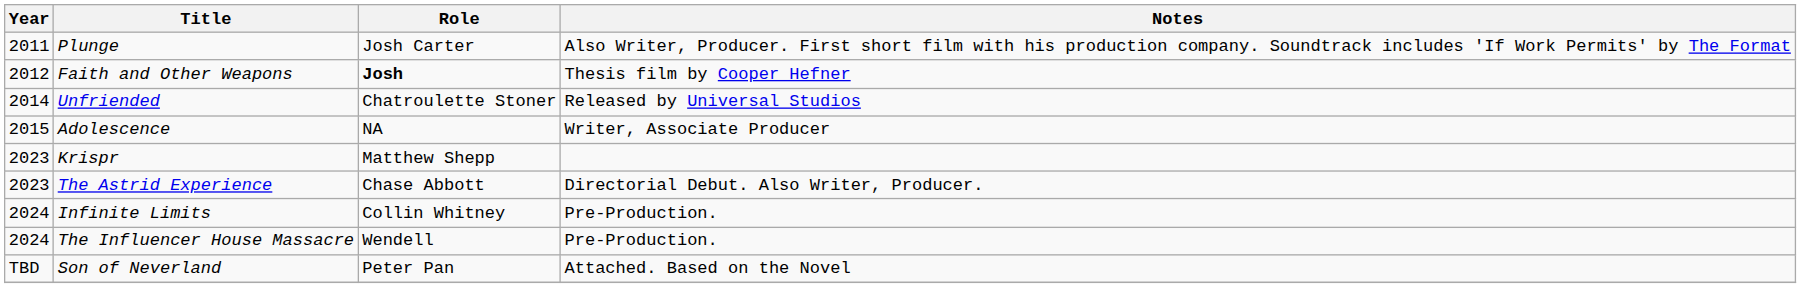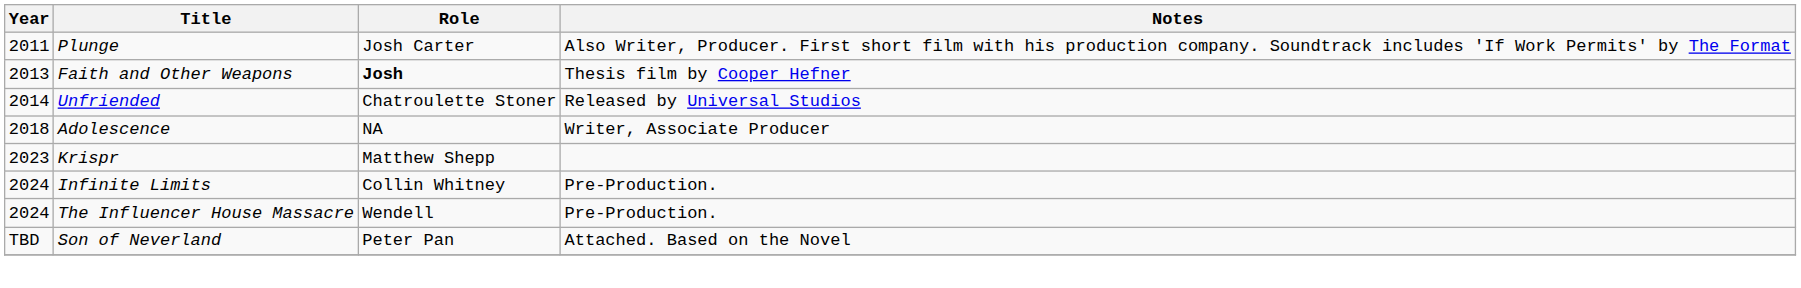(29, 74) 2012 -> (29, 74) 2013
(29, 130) 2015 -> (29, 130) 2018
- row: (165, 185)
